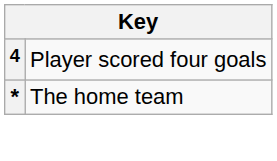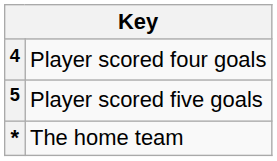+ row: (15, 95)
